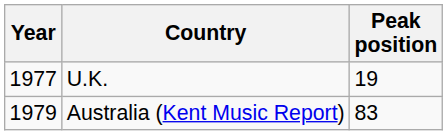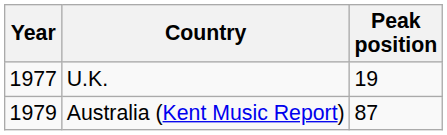(366, 112) 83 -> (366, 112) 87
